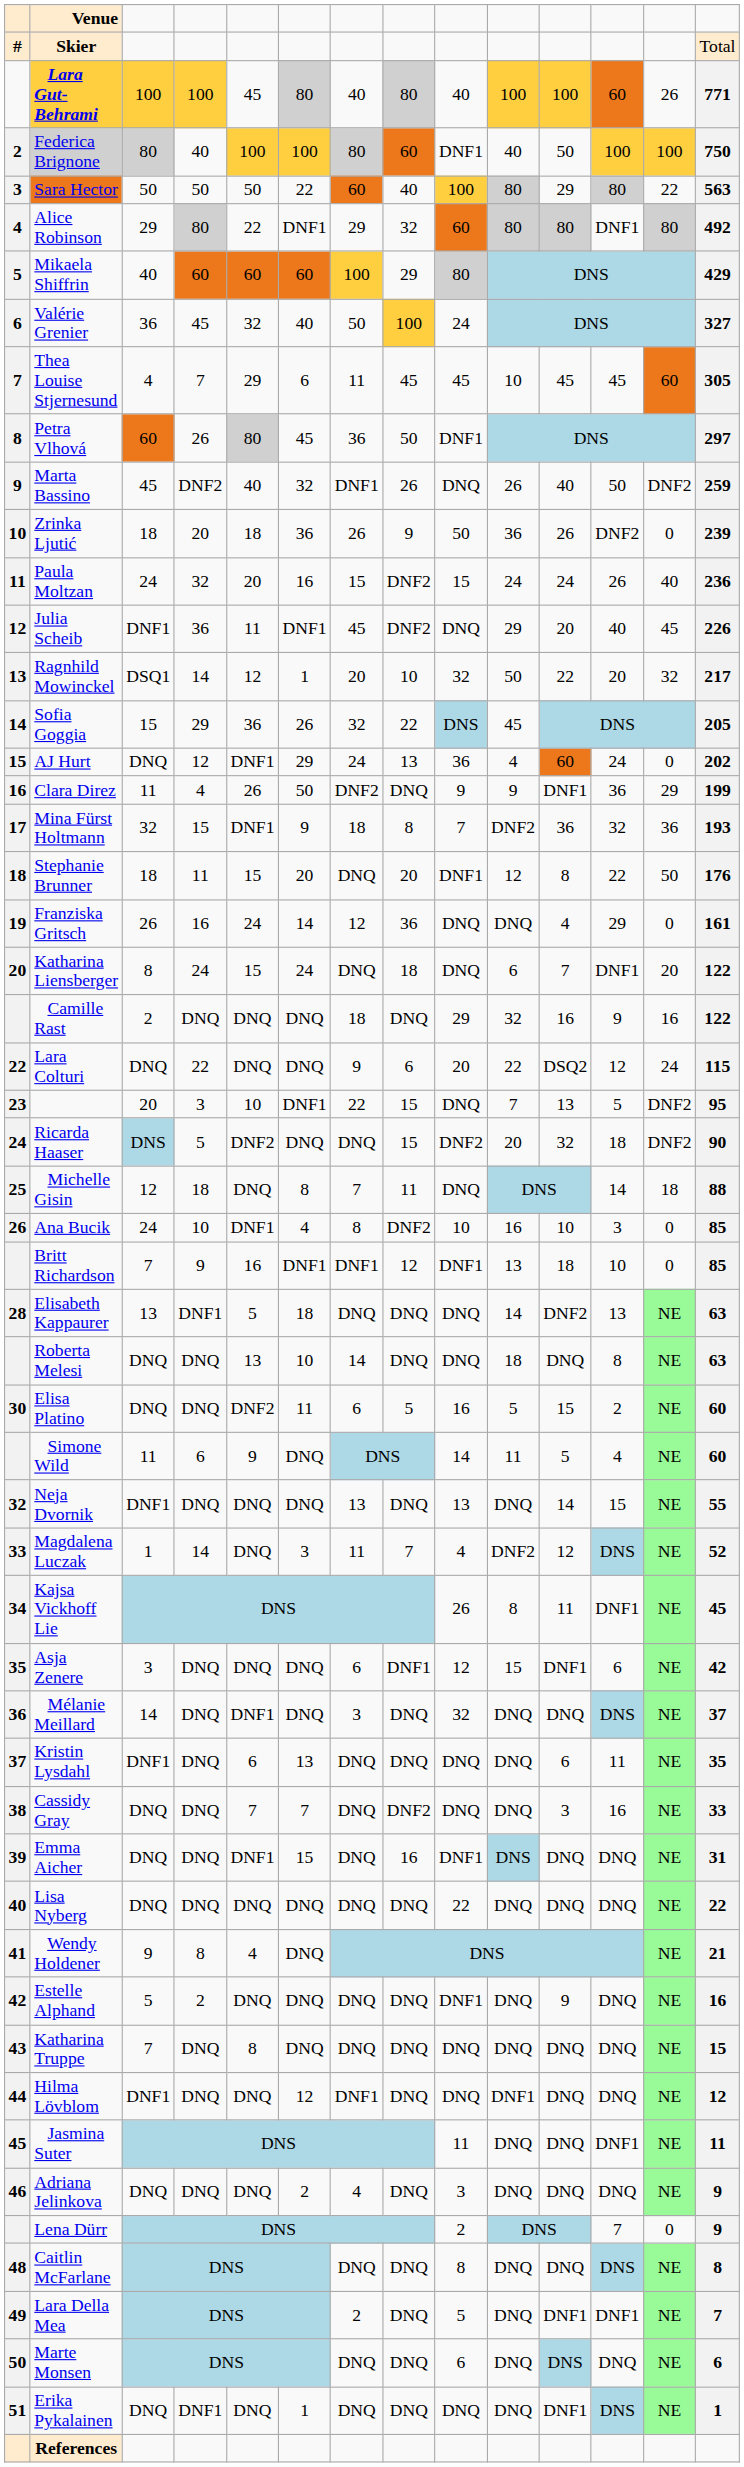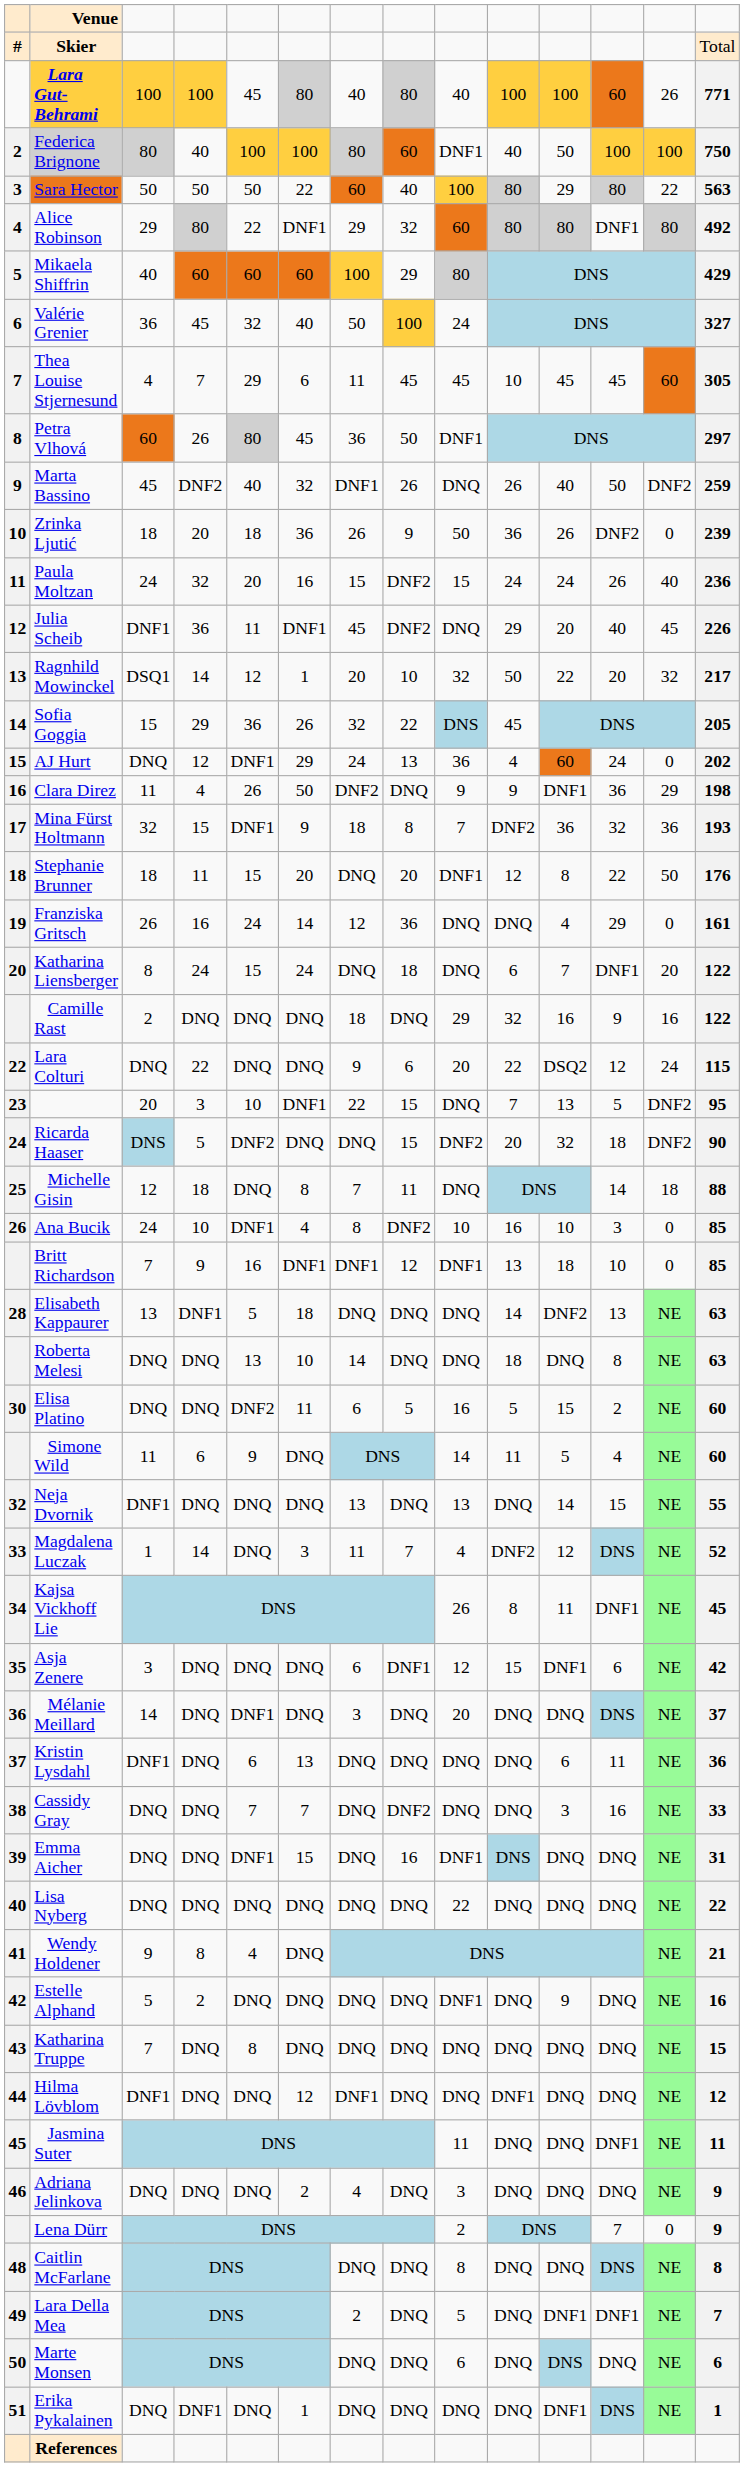(718, 789) 199 -> (718, 789) 198
(461, 1714) 32 -> (461, 1714) 20
(718, 1762) 35 -> (718, 1762) 36
